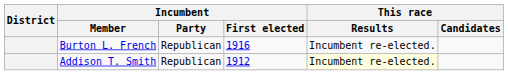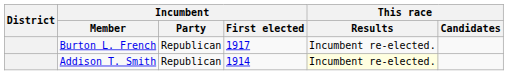(238, 45) 1916 -> (238, 45) 1917
(238, 61) 1912 -> (238, 61) 1914
